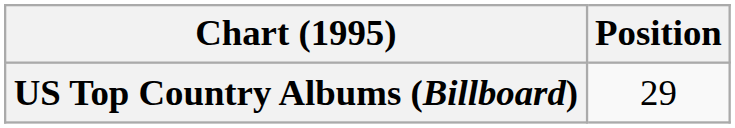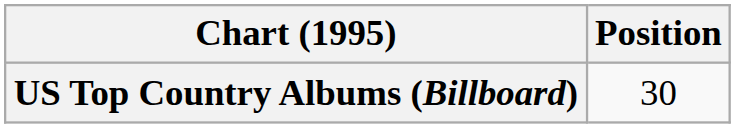(658, 92) 29 -> (658, 92) 30
